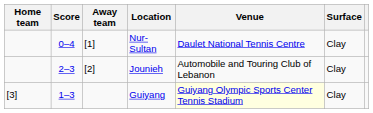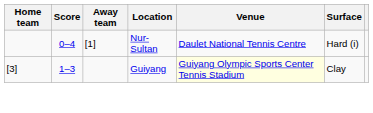(336, 43) Clay -> (343, 43) Hard (i)
- row: (146, 69)
